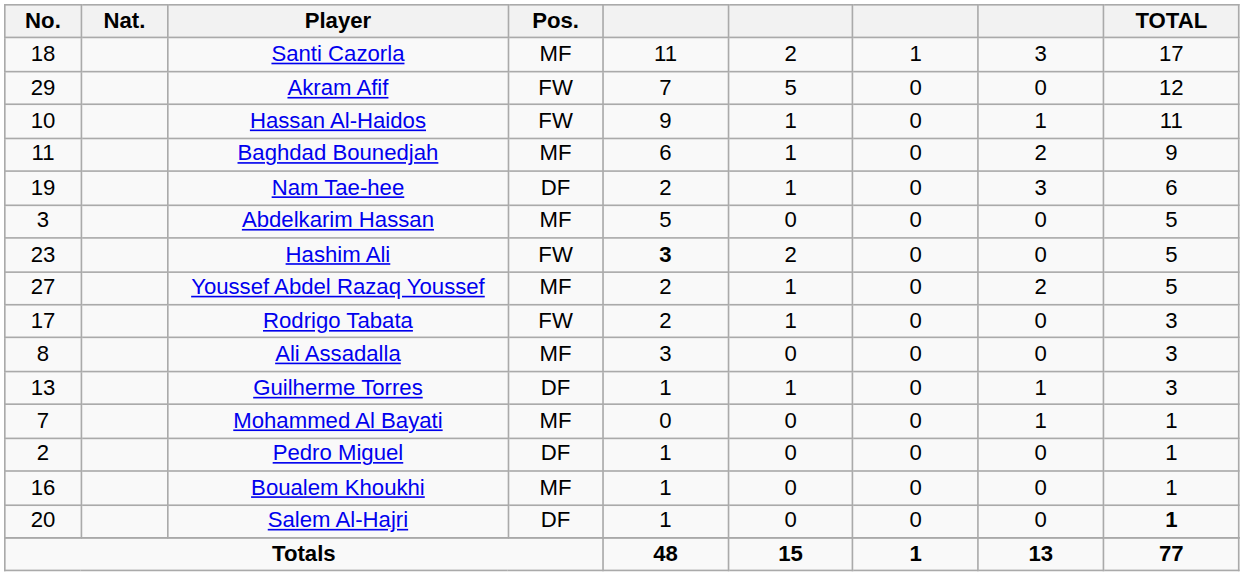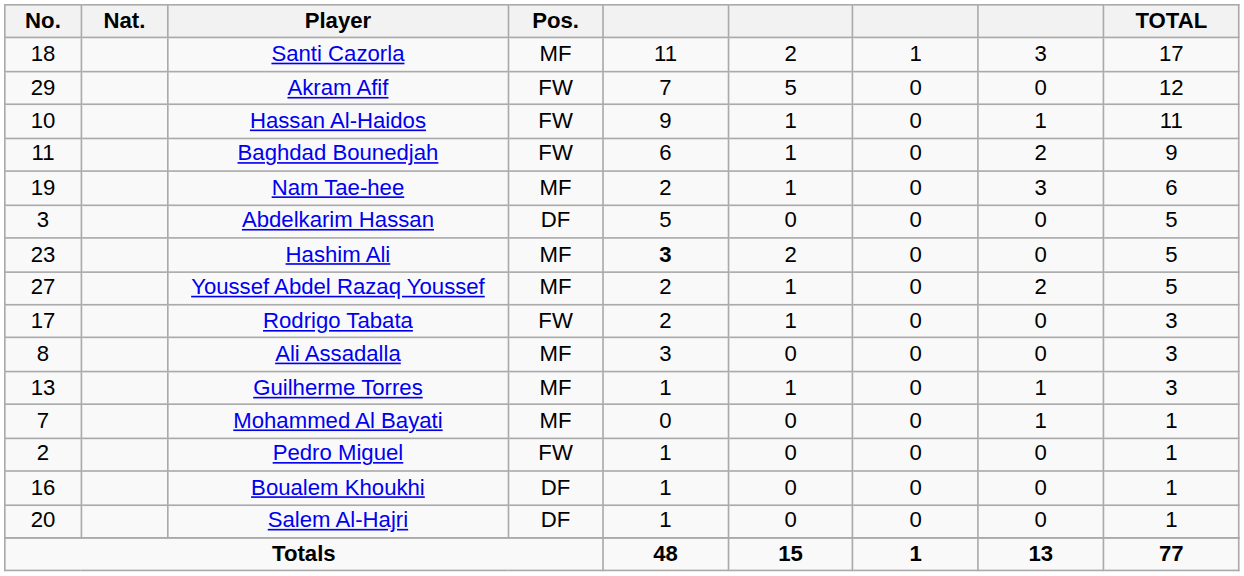(556, 154) MF -> (556, 154) FW
(556, 187) DF -> (556, 187) MF
(556, 220) MF -> (556, 220) DF
(556, 253) FW -> (556, 253) MF
(556, 387) DF -> (556, 387) MF
(556, 453) DF -> (556, 453) FW
(556, 487) MF -> (556, 487) DF
(1171, 520) bold -> (1171, 520) normal
